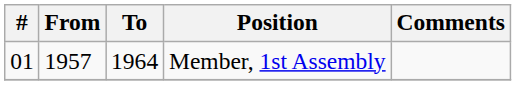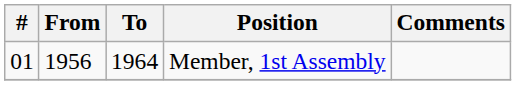(68, 60) 1957 -> (68, 60) 1956
